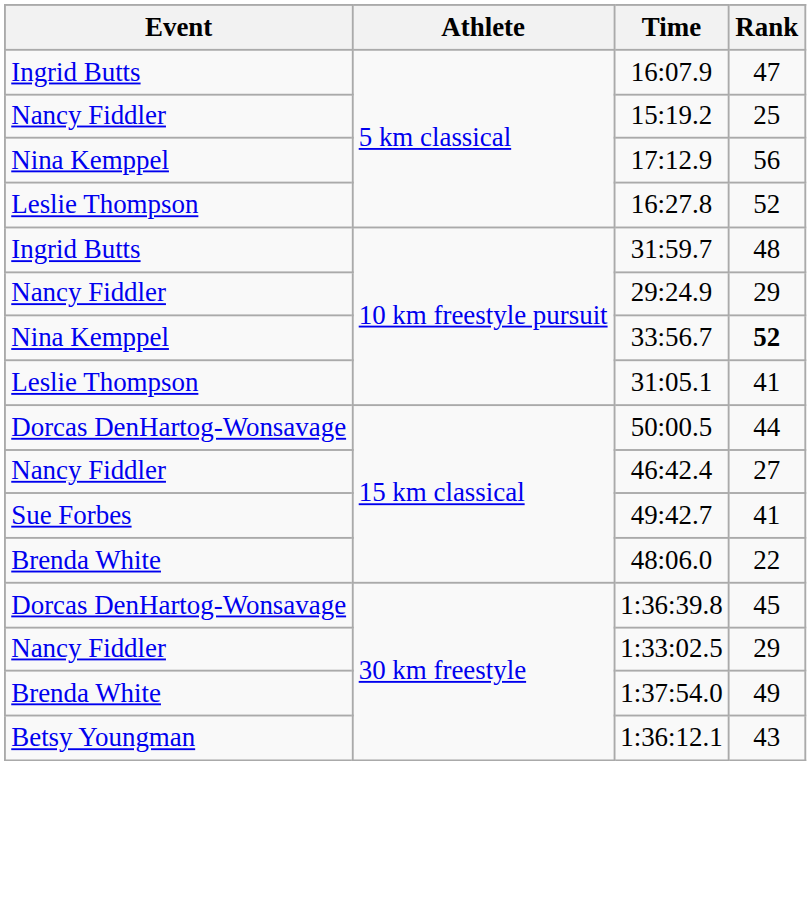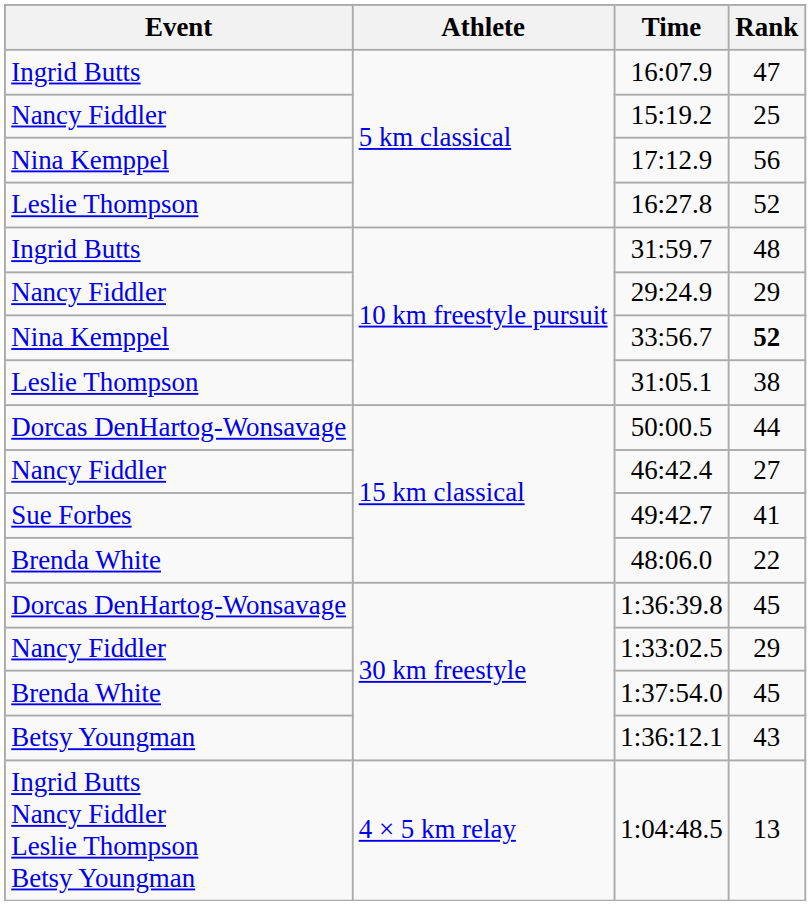(767, 382) 41 -> (767, 382) 38
(767, 693) 49 -> (767, 693) 45
+ row: (671, 829)
